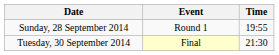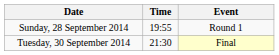columns swapped: (256, 12) <-> (191, 12)
